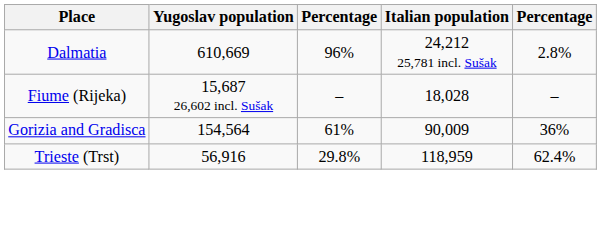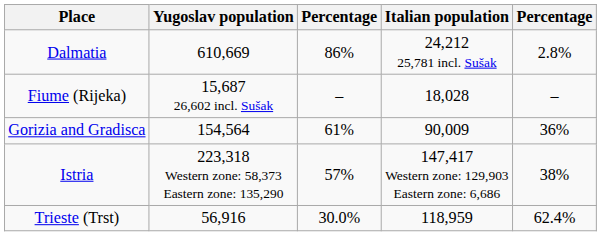(339, 52) 96% -> (339, 52) 86%
+ row: (77, 174)
(339, 156) 29.8% -> (339, 218) 30.0%
